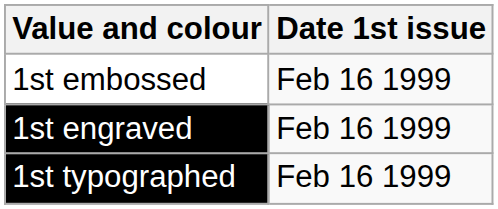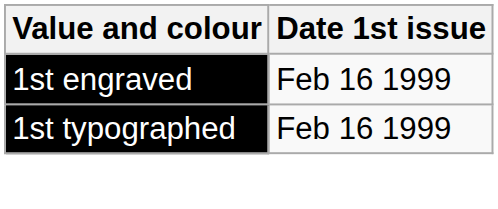- row: (109, 78)
